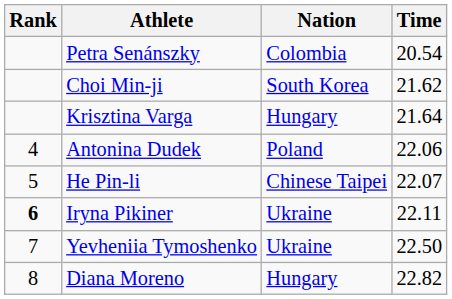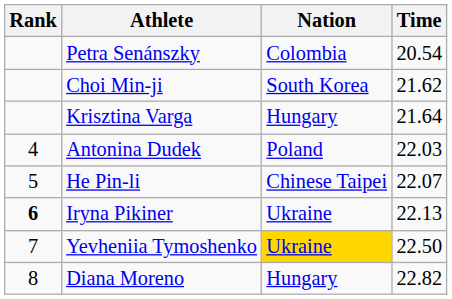(419, 149) 22.06 -> (419, 149) 22.03
(419, 213) 22.11 -> (419, 213) 22.13
(299, 246) no background -> (299, 246) gold background
